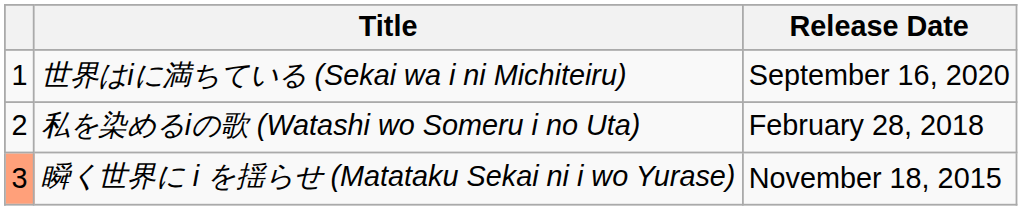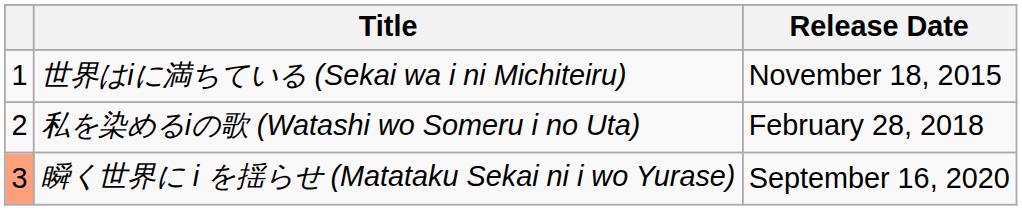(879, 75) September 16, 2020 -> (875, 75) November 18, 2015
(875, 177) November 18, 2015 -> (879, 177) September 16, 2020
